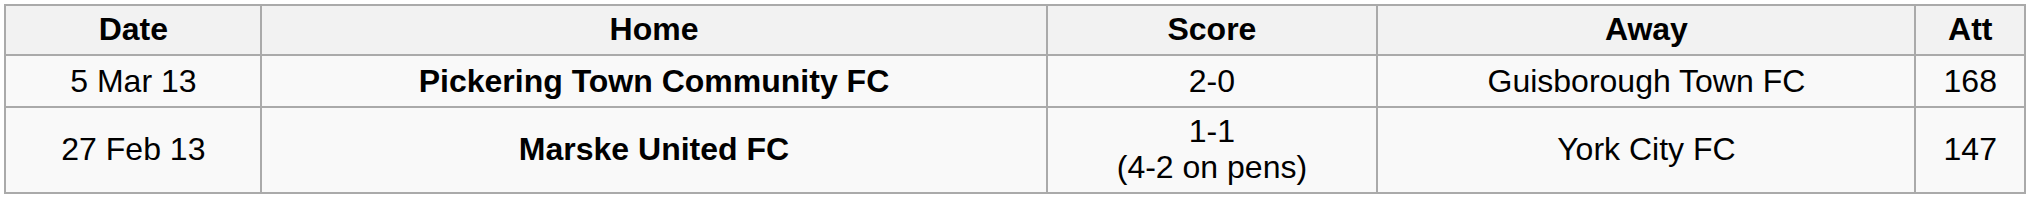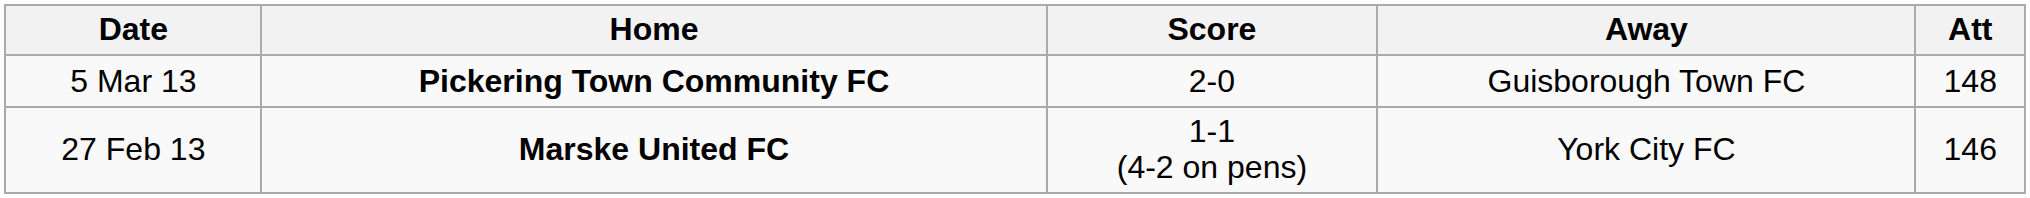(1970, 80) 168 -> (1970, 80) 148
(1970, 149) 147 -> (1970, 149) 146
